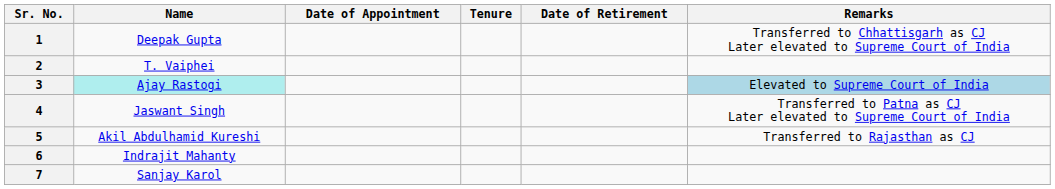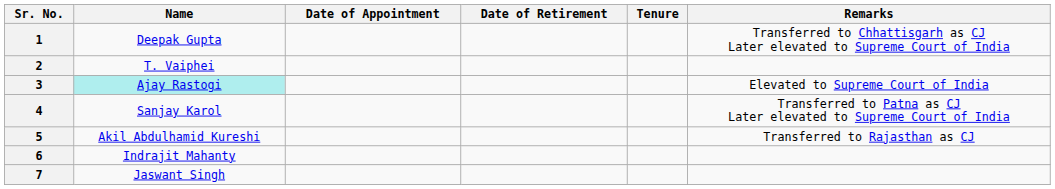columns swapped: (604, 14) <-> (491, 14)
(869, 85) lightblue background -> (869, 85) no background
(179, 111) Jaswant Singh -> (179, 111) Sanjay Karol
(179, 174) Sanjay Karol -> (179, 174) Jaswant Singh
